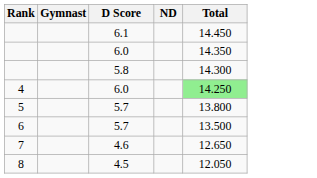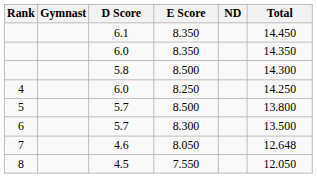+ column: (186, 13)
(215, 88) lightgreen background -> (280, 88) no background
(215, 145) 12.650 -> (280, 145) 12.648
